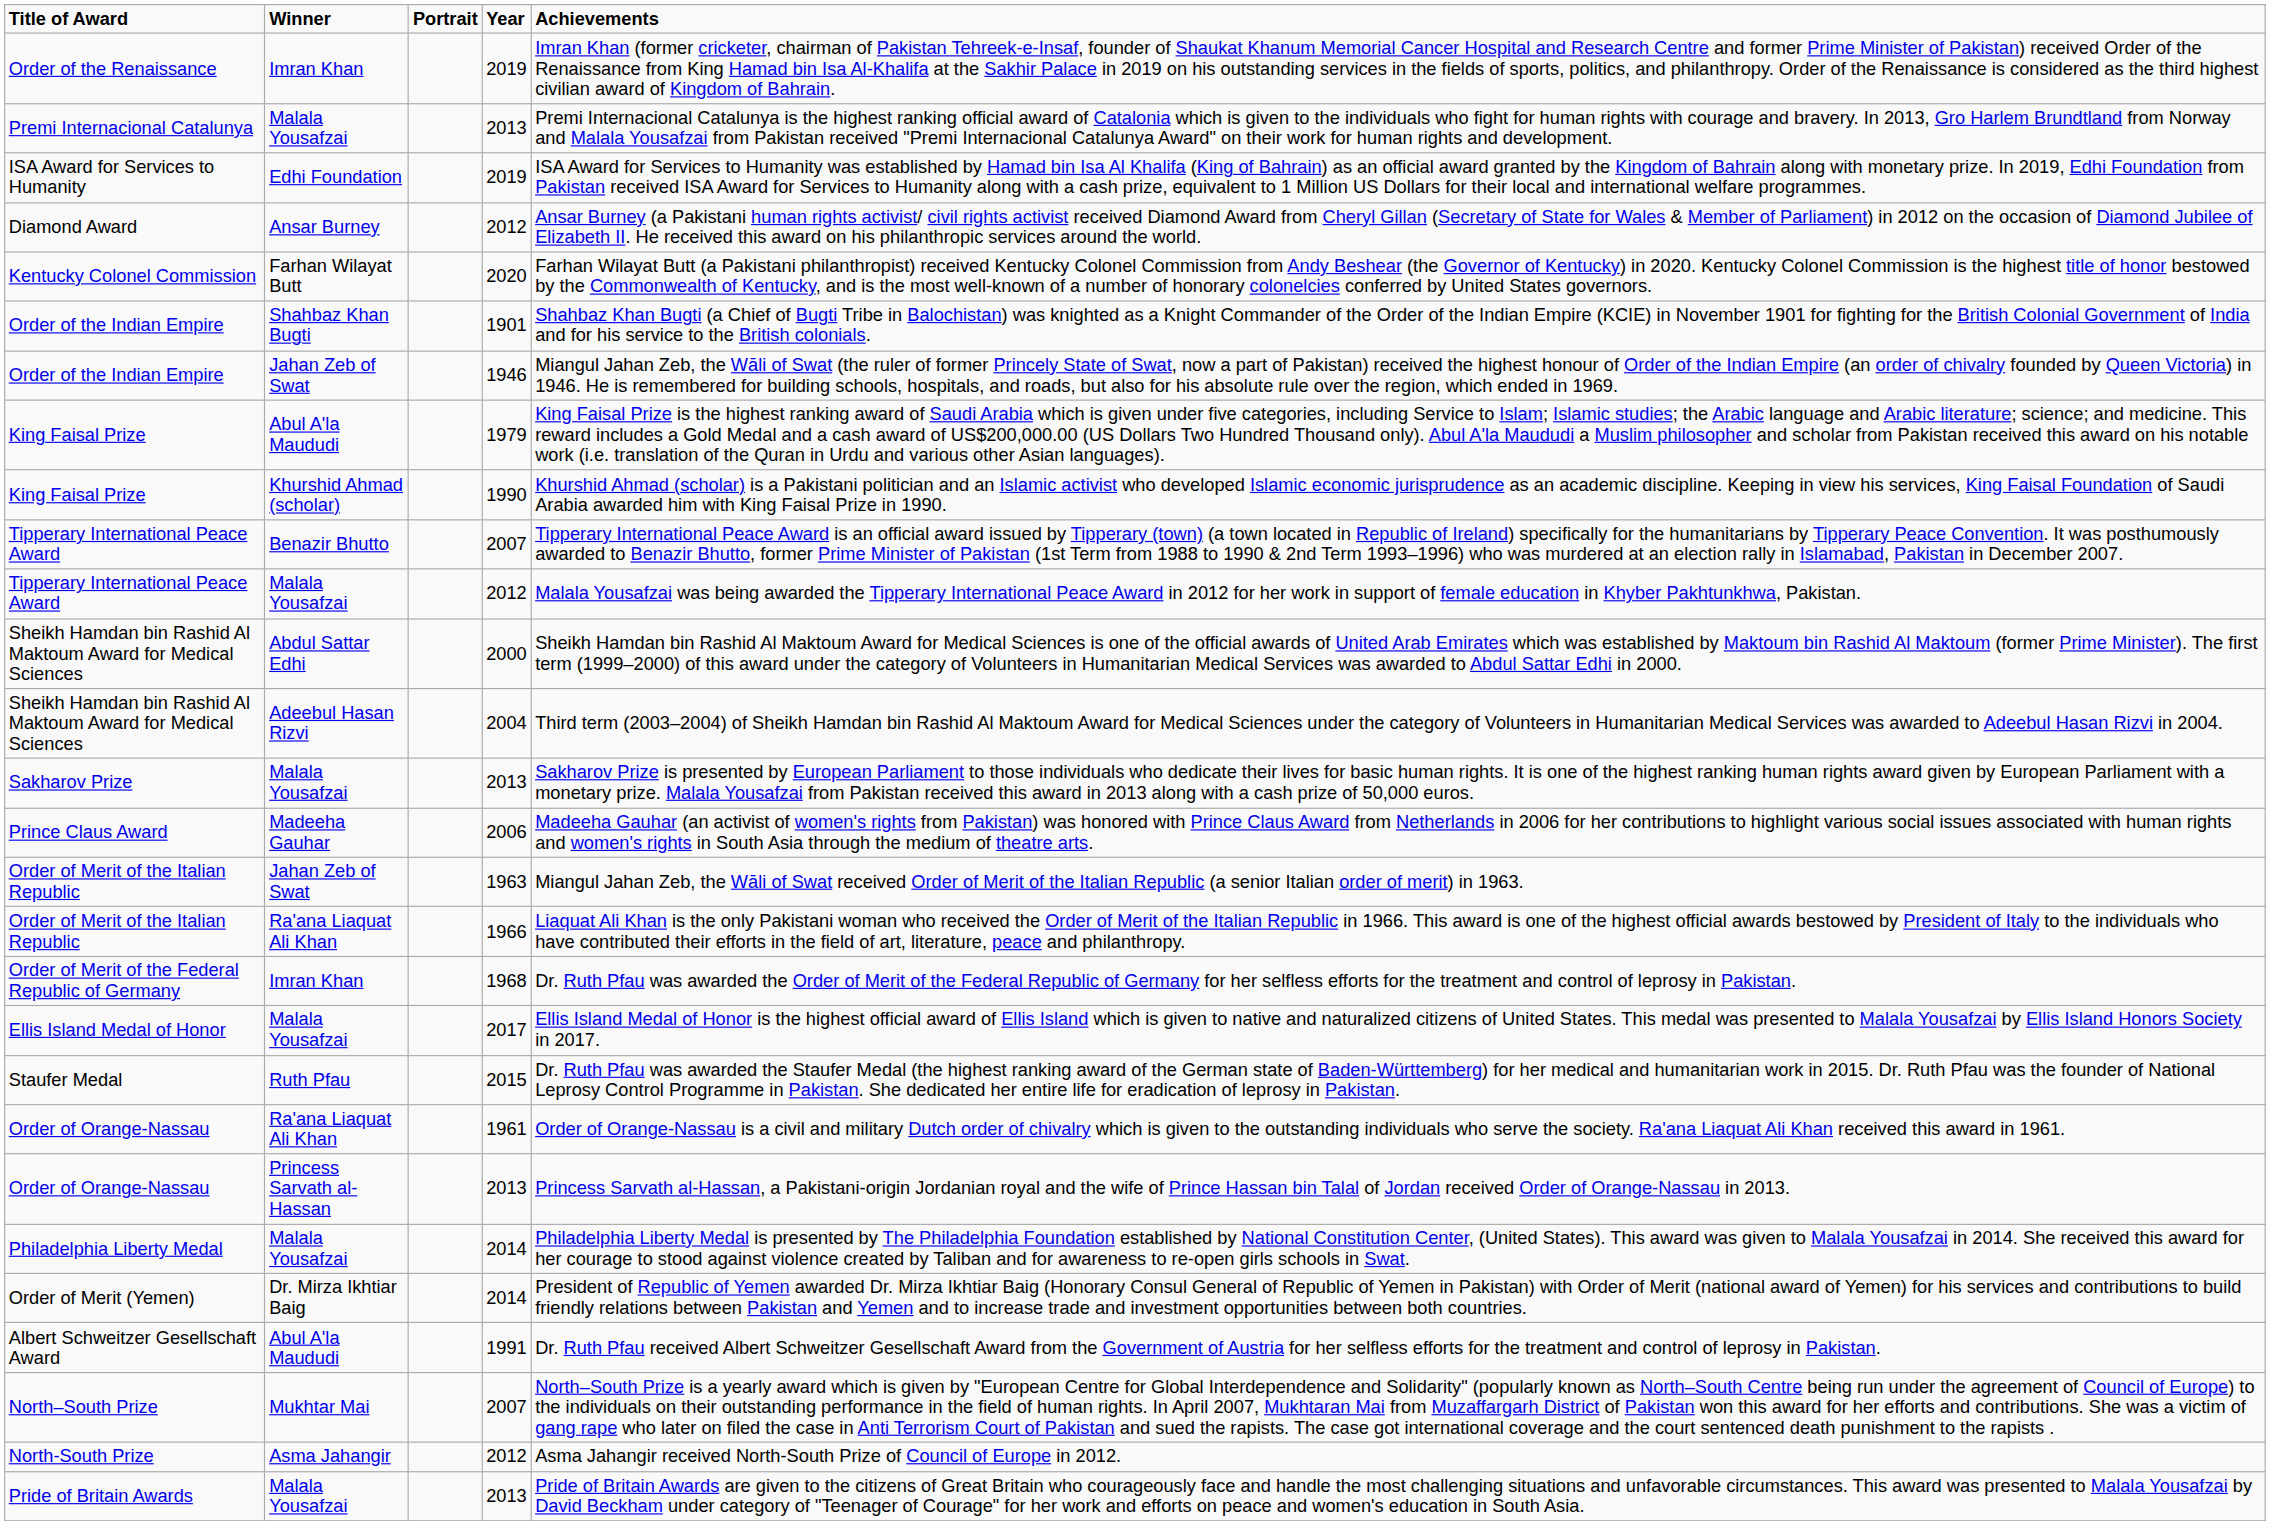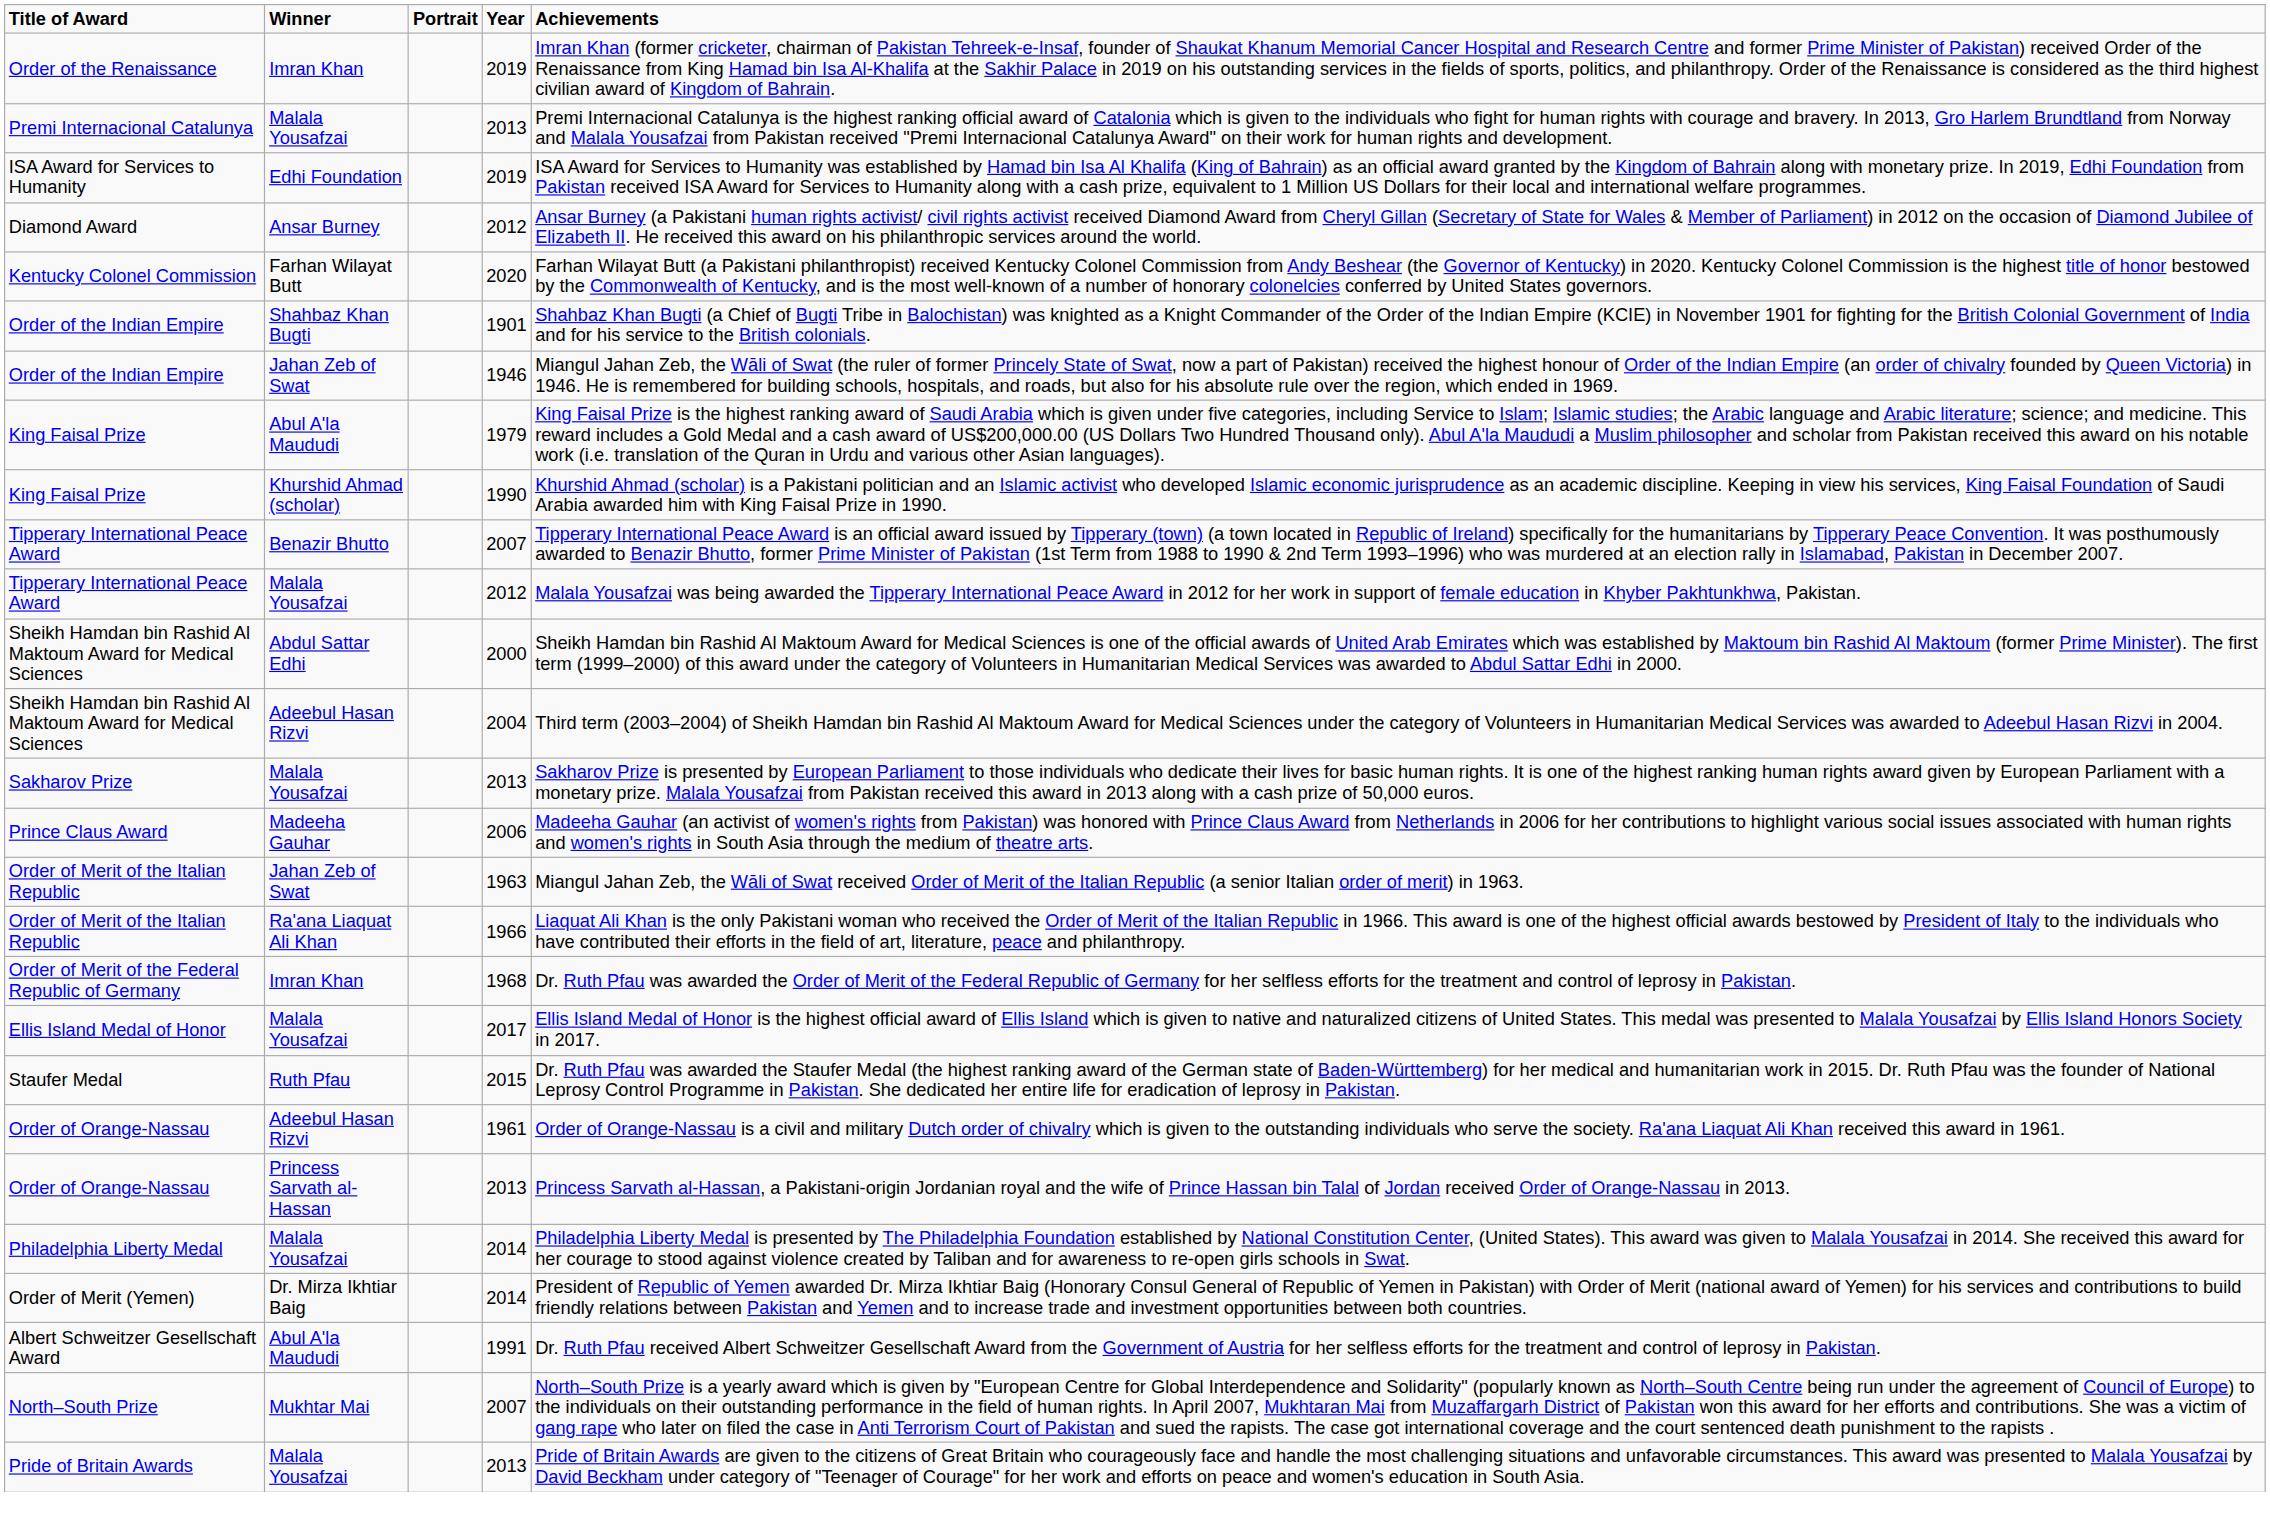(330, 1129) Ra'ana Liaquat Ali Khan -> (332, 1129) Adeebul Hasan Rizvi
- row: (81, 1456)
